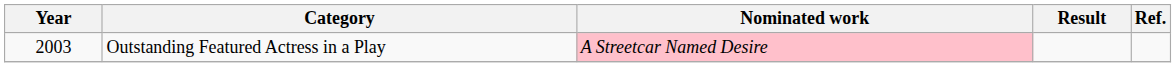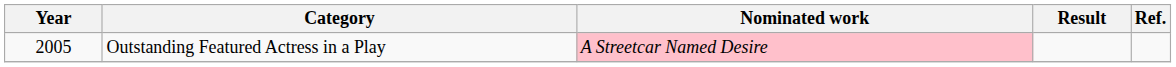(53, 47) 2003 -> (53, 47) 2005
